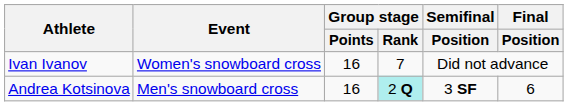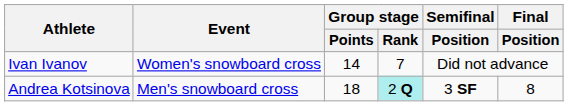(351, 64) 16 -> (351, 64) 14
(351, 89) 16 -> (351, 89) 18
(531, 89) 6 -> (531, 89) 8
